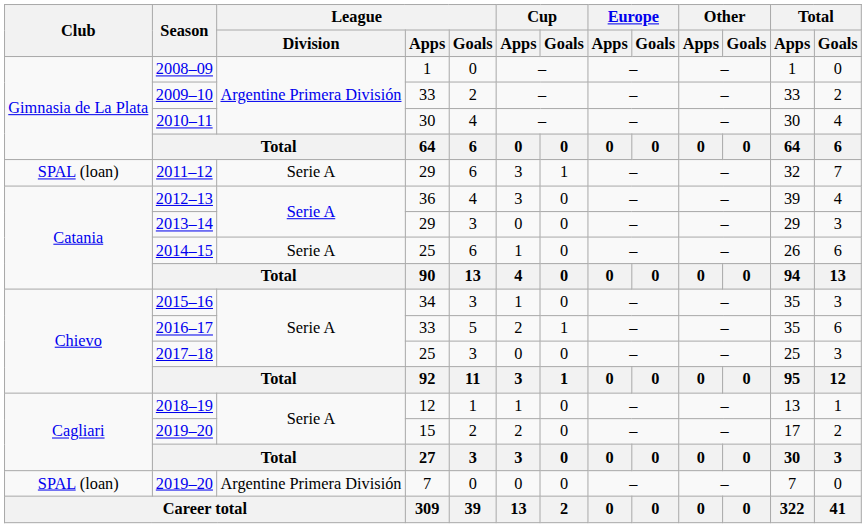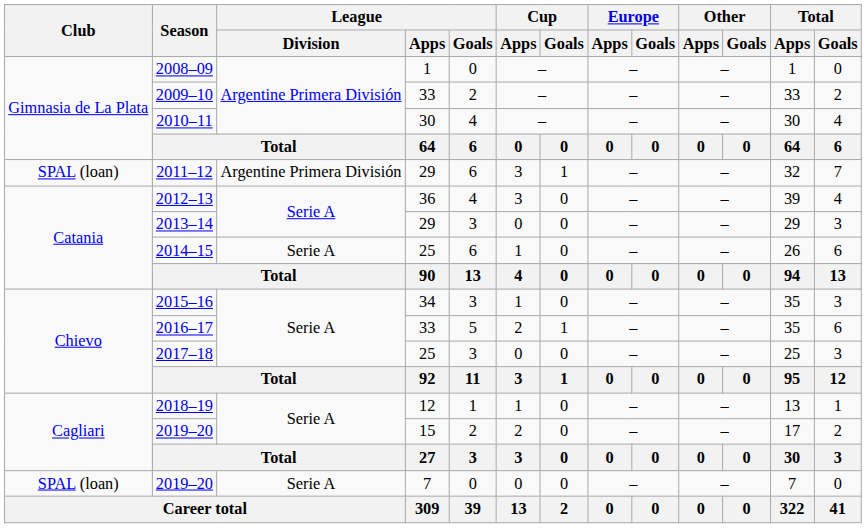(311, 172) Serie A -> (311, 172) Argentine Primera División
(311, 483) Argentine Primera División -> (311, 483) Serie A
